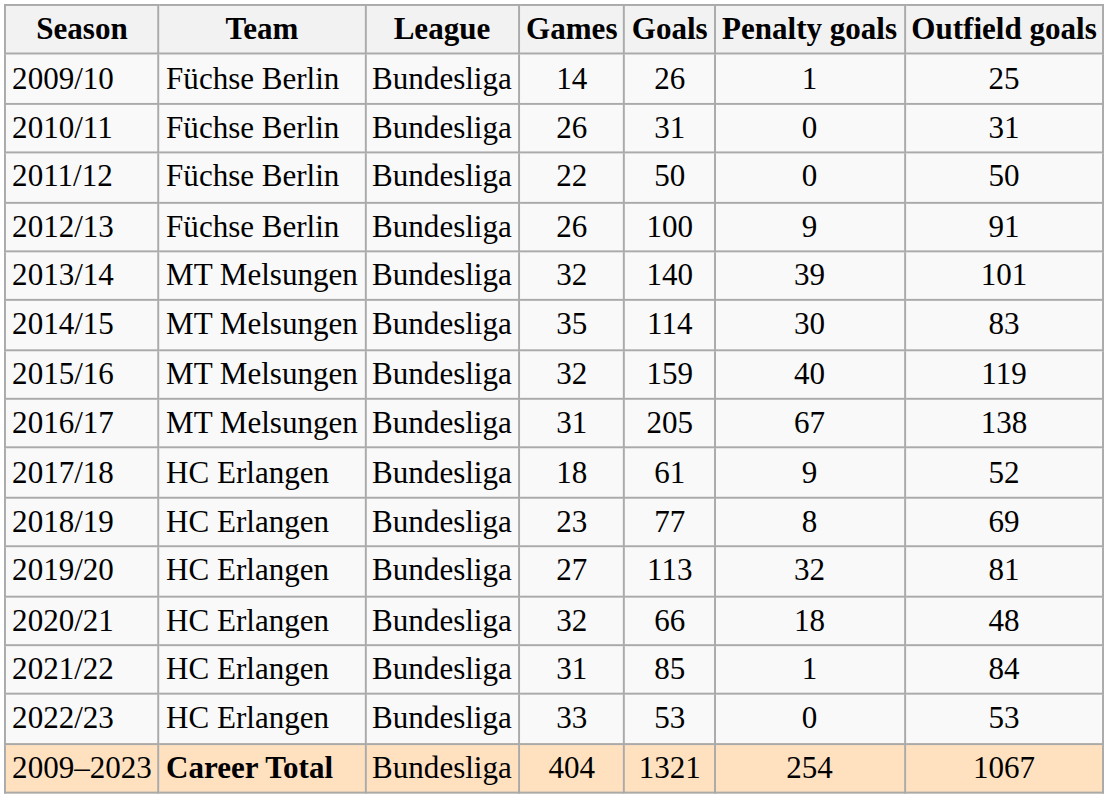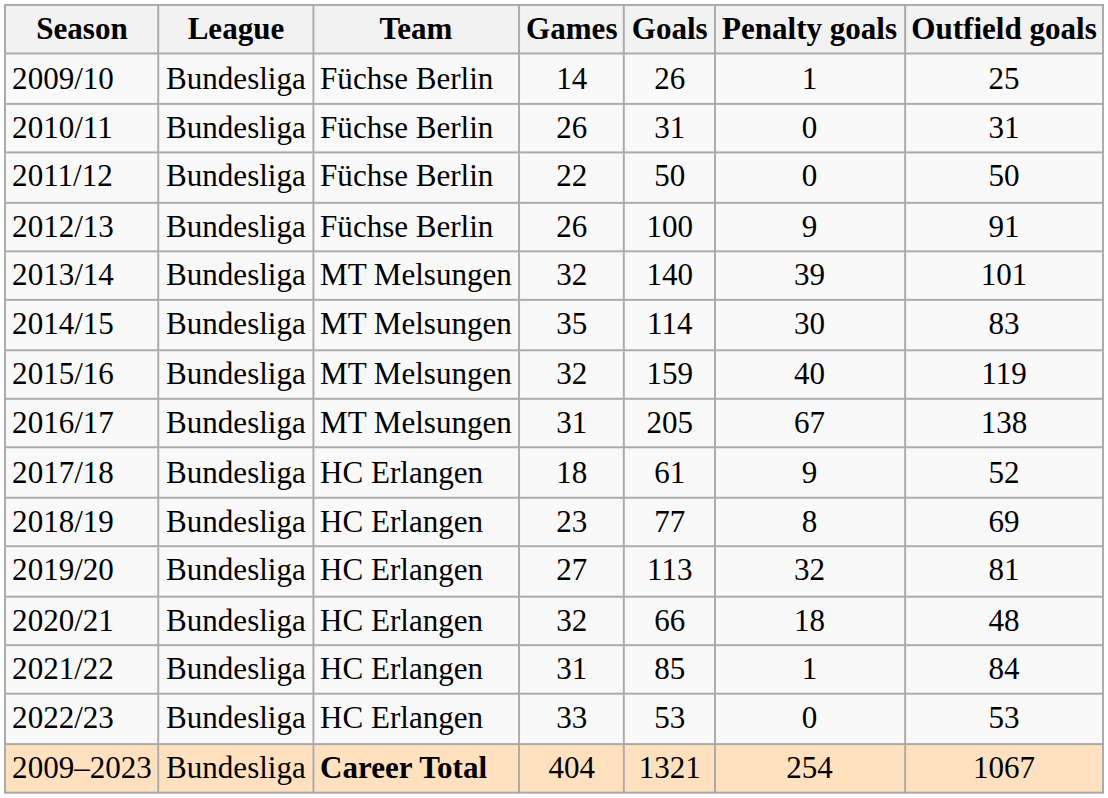columns swapped: (262, 29) <-> (442, 29)
